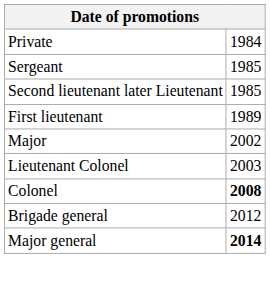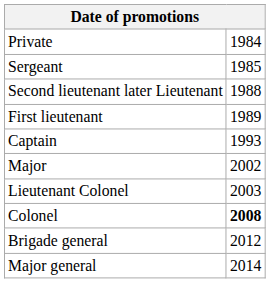(246, 91) 1985 -> (246, 91) 1988
+ row: (32, 141)
(246, 240) bold -> (246, 265) normal
